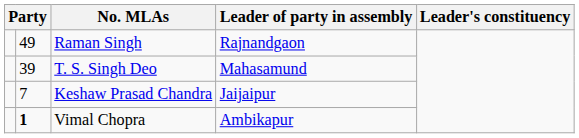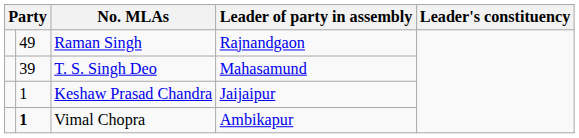(23, 94) 7 -> (23, 94) 1
